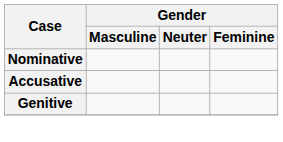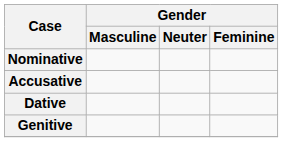+ row: (45, 103)
